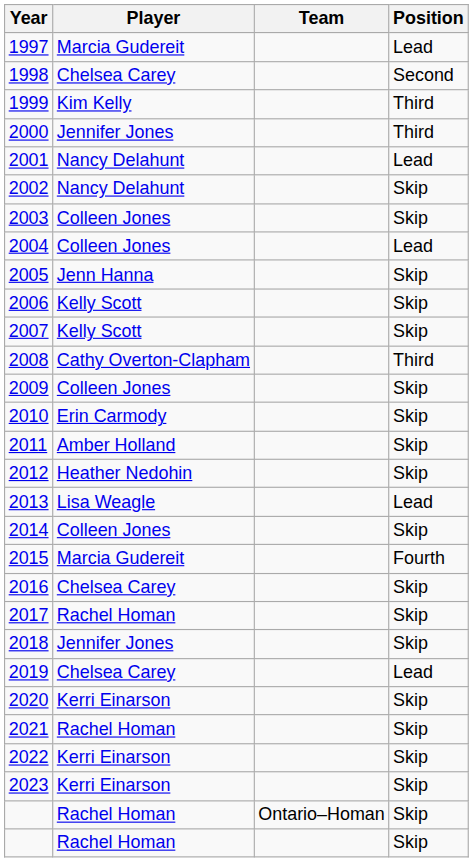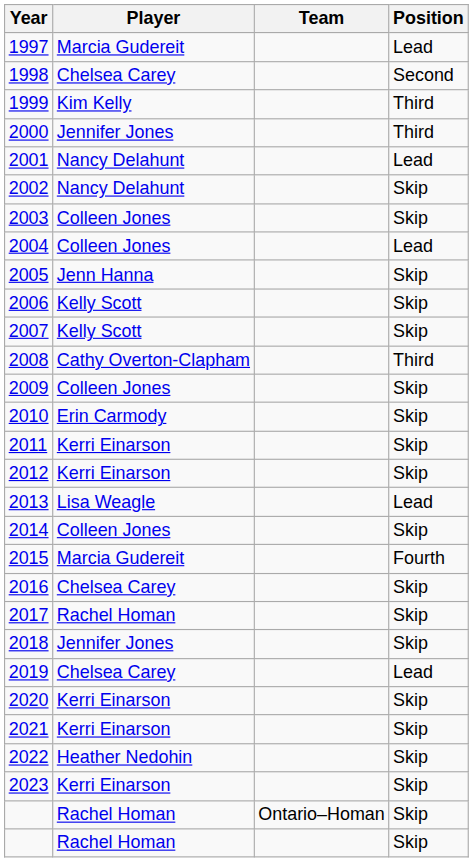(116, 445) Amber Holland -> (114, 445) Kerri Einarson
(125, 473) Heather Nedohin -> (114, 473) Kerri Einarson
(116, 729) Rachel Homan -> (114, 729) Kerri Einarson
(114, 757) Kerri Einarson -> (125, 757) Heather Nedohin
